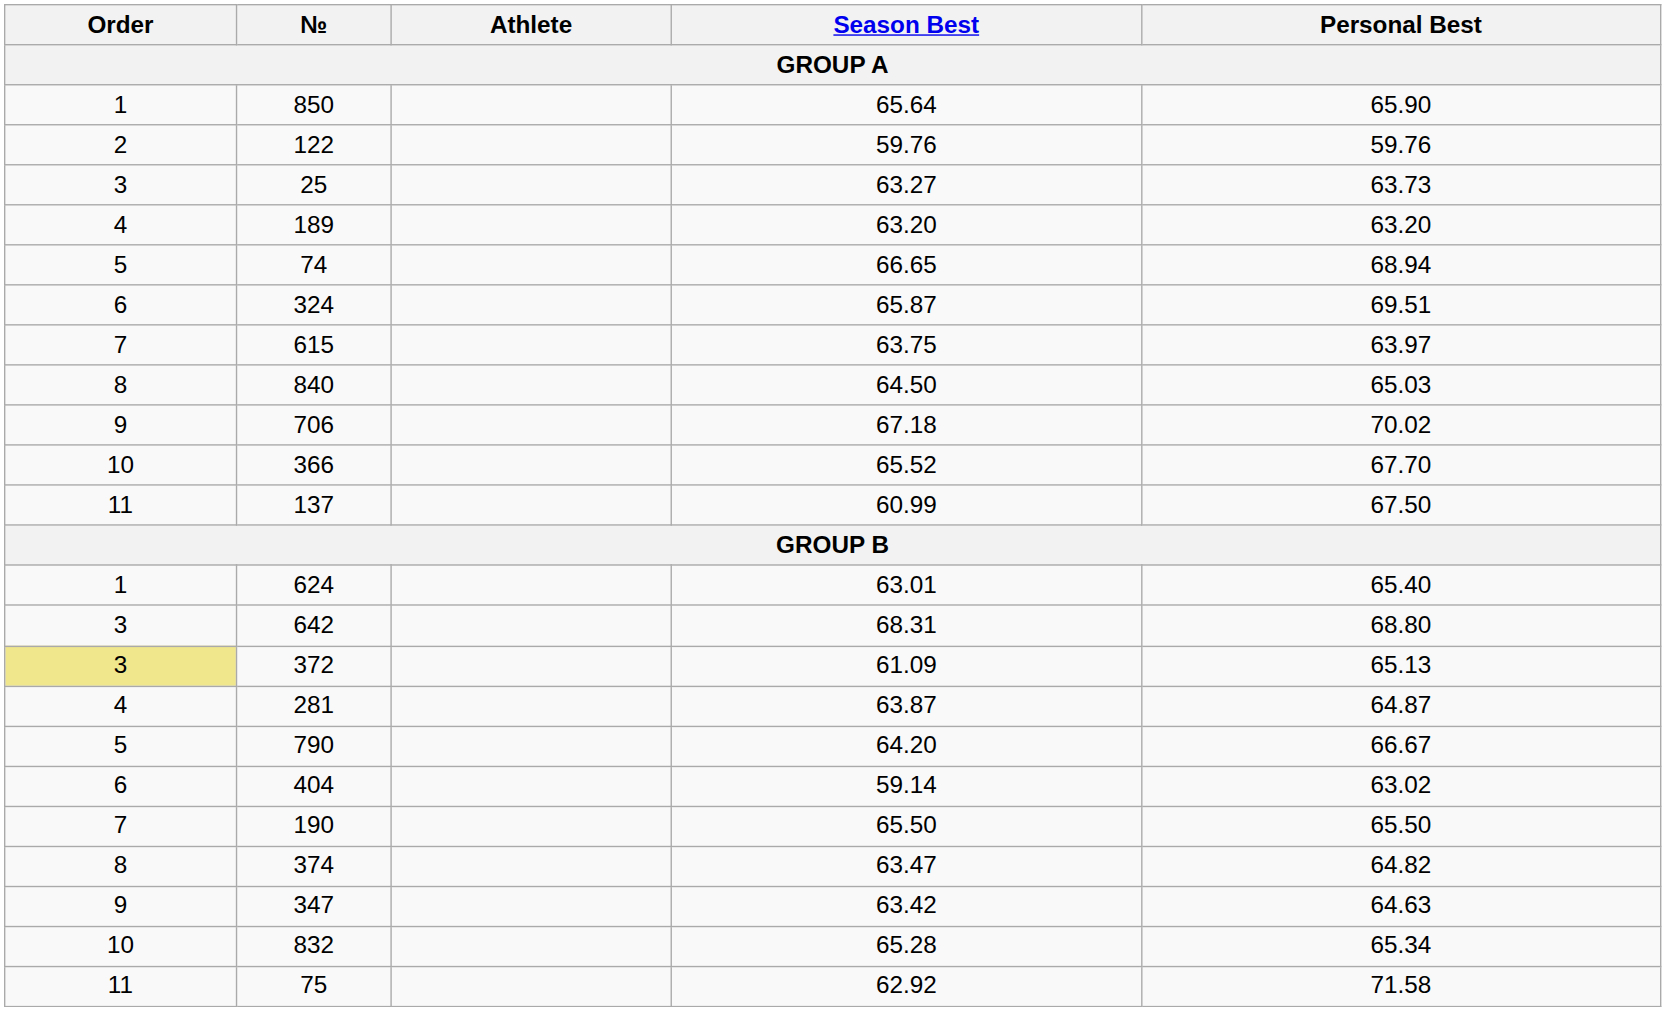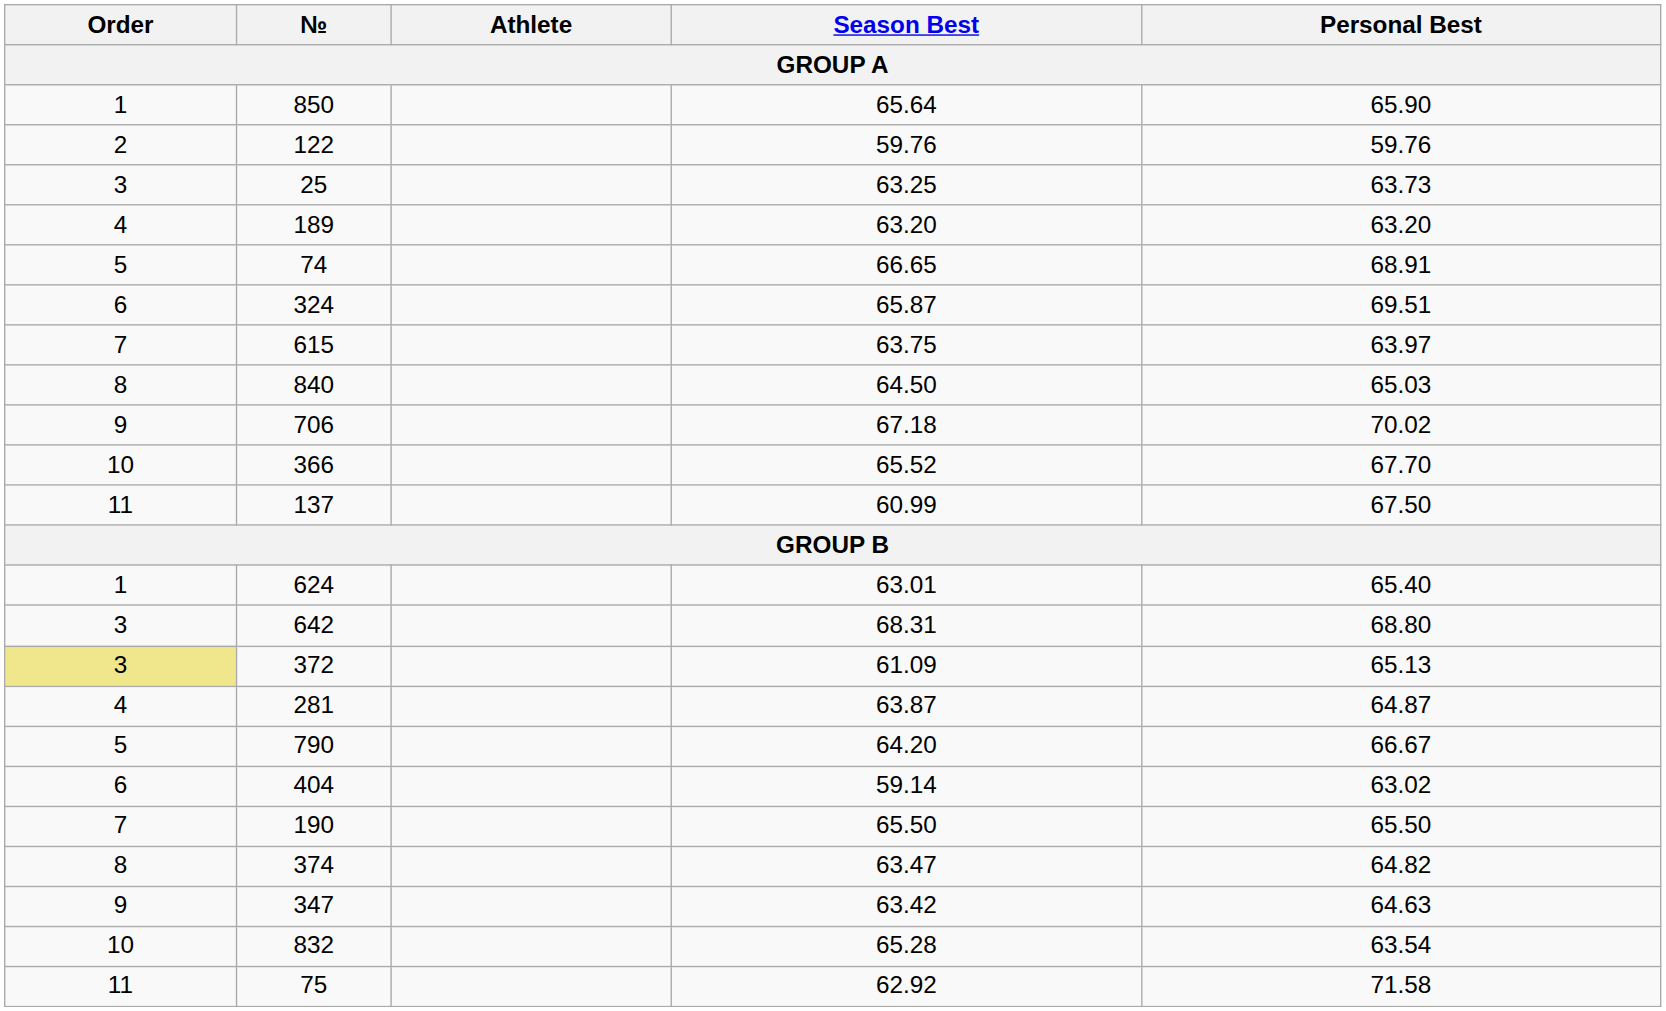(906, 184) 63.27 -> (906, 184) 63.25
(1401, 264) 68.94 -> (1401, 264) 68.91
(1401, 945) 65.34 -> (1401, 945) 63.54
